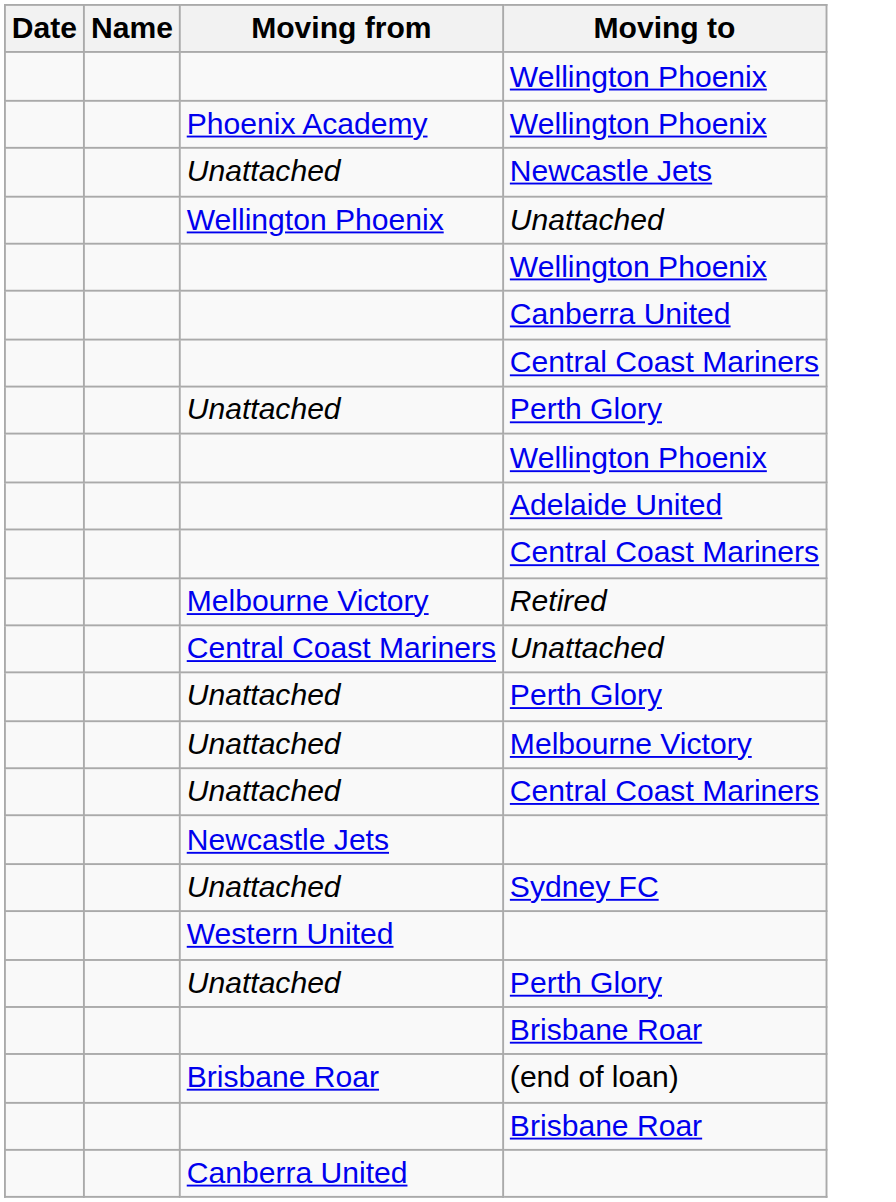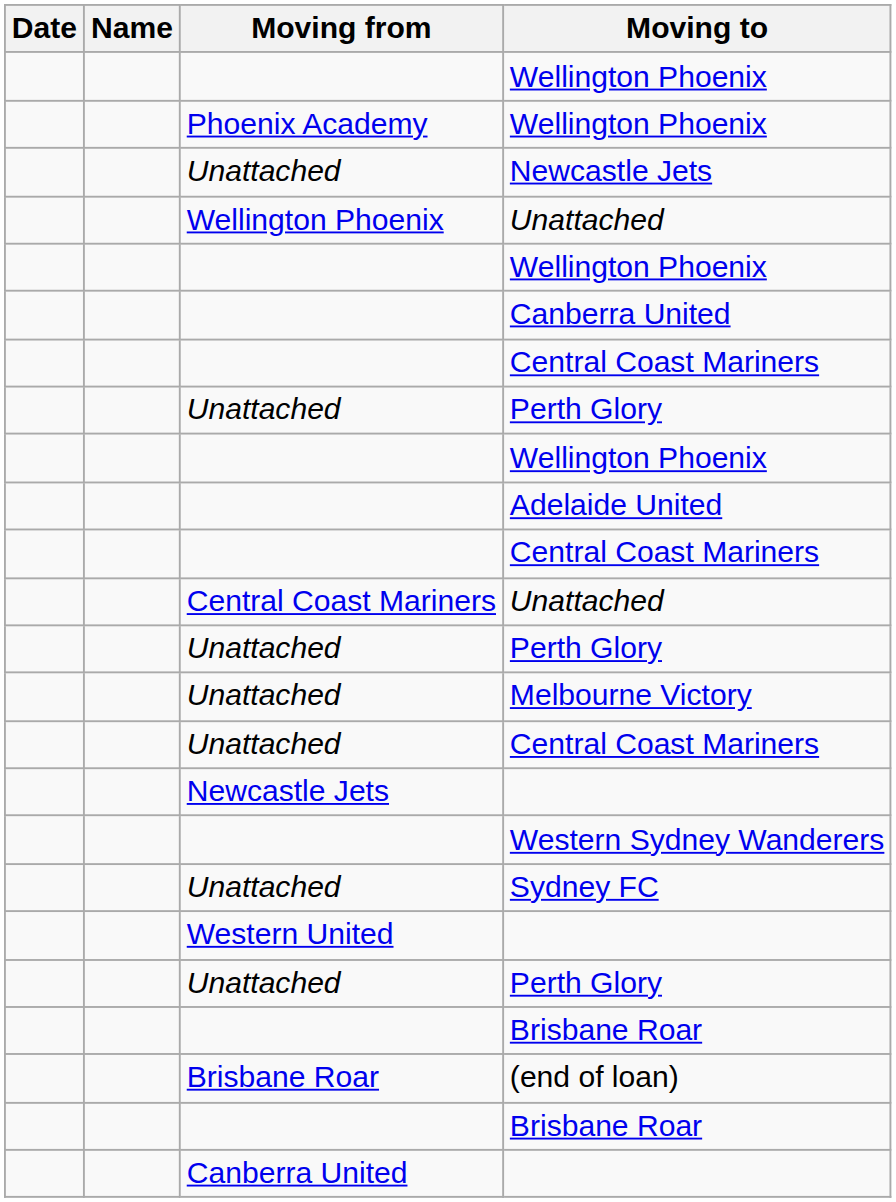- row: (308, 600)
+ row: (341, 840)
